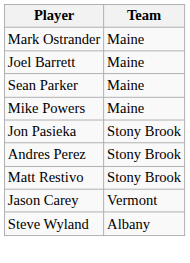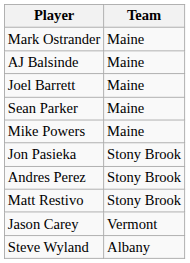+ row: (43, 62)
